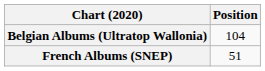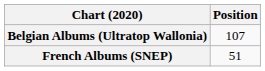(235, 35) 104 -> (235, 35) 107
